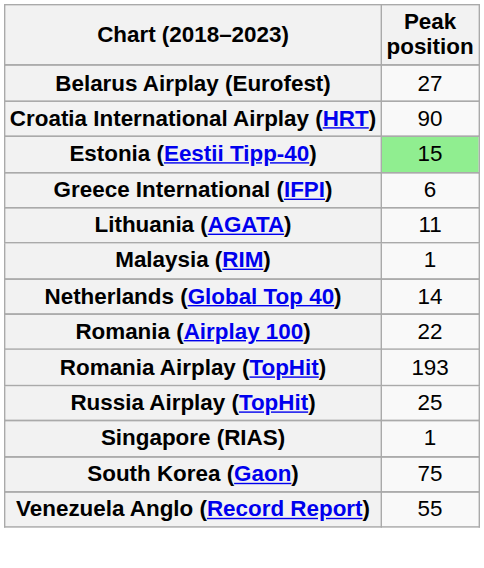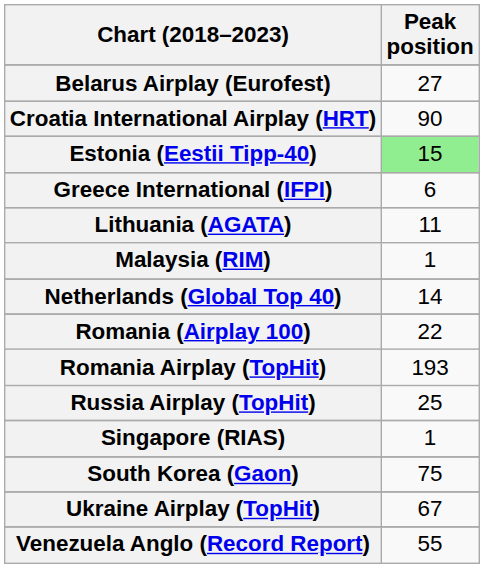+ row: (193, 509)
